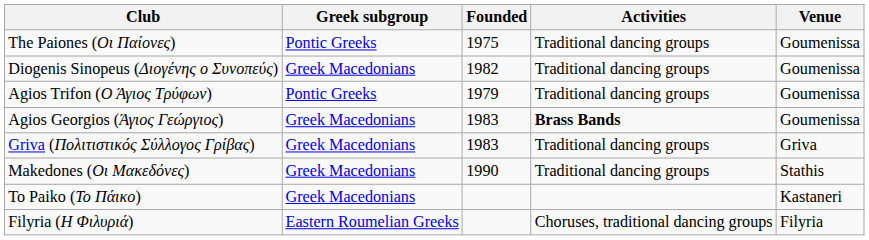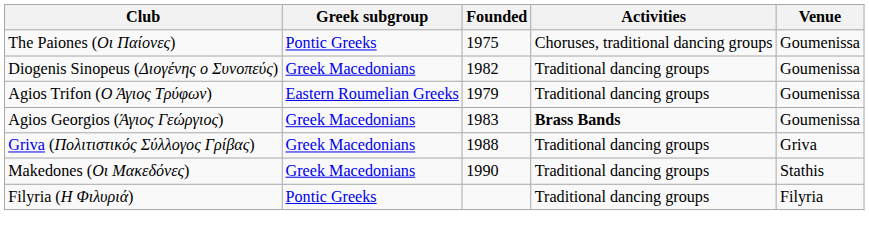(622, 42) Traditional dancing groups -> (654, 42) Choruses, traditional dancing groups
(331, 94) Pontic Greeks -> (372, 94) Eastern Roumelian Greeks
(482, 145) 1983 -> (482, 145) 1988
- row: (75, 196)
(372, 222) Eastern Roumelian Greeks -> (331, 196) Pontic Greeks
(654, 222) Choruses, traditional dancing groups -> (622, 196) Traditional dancing groups
